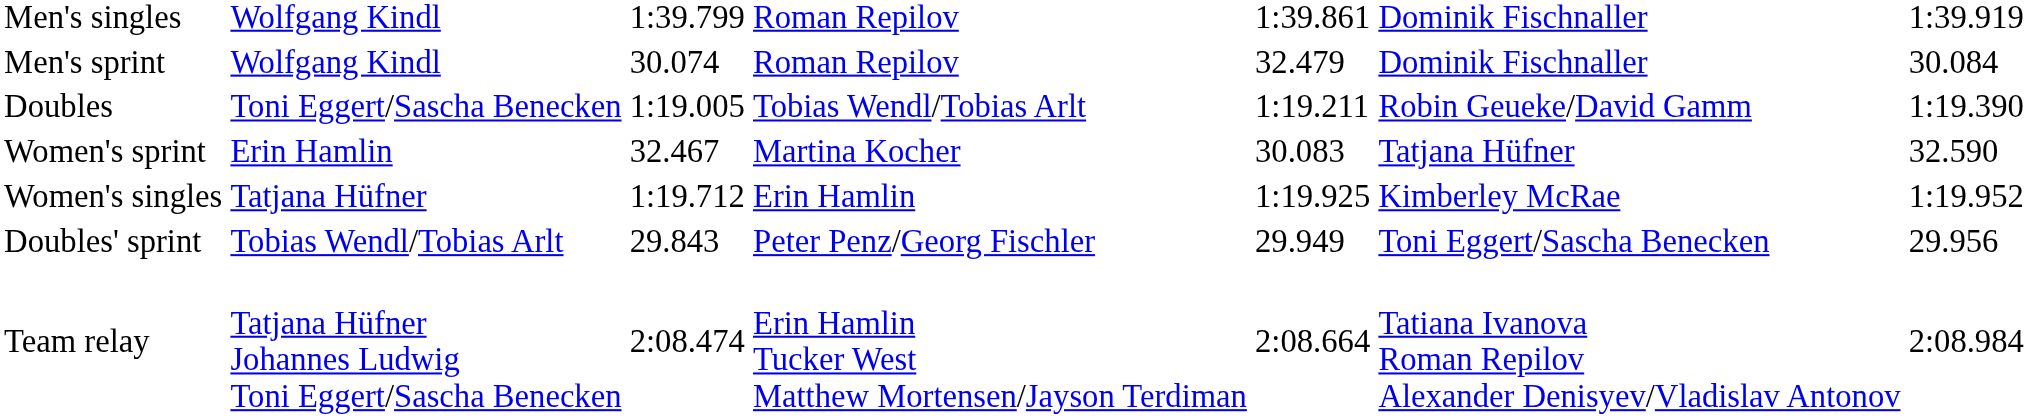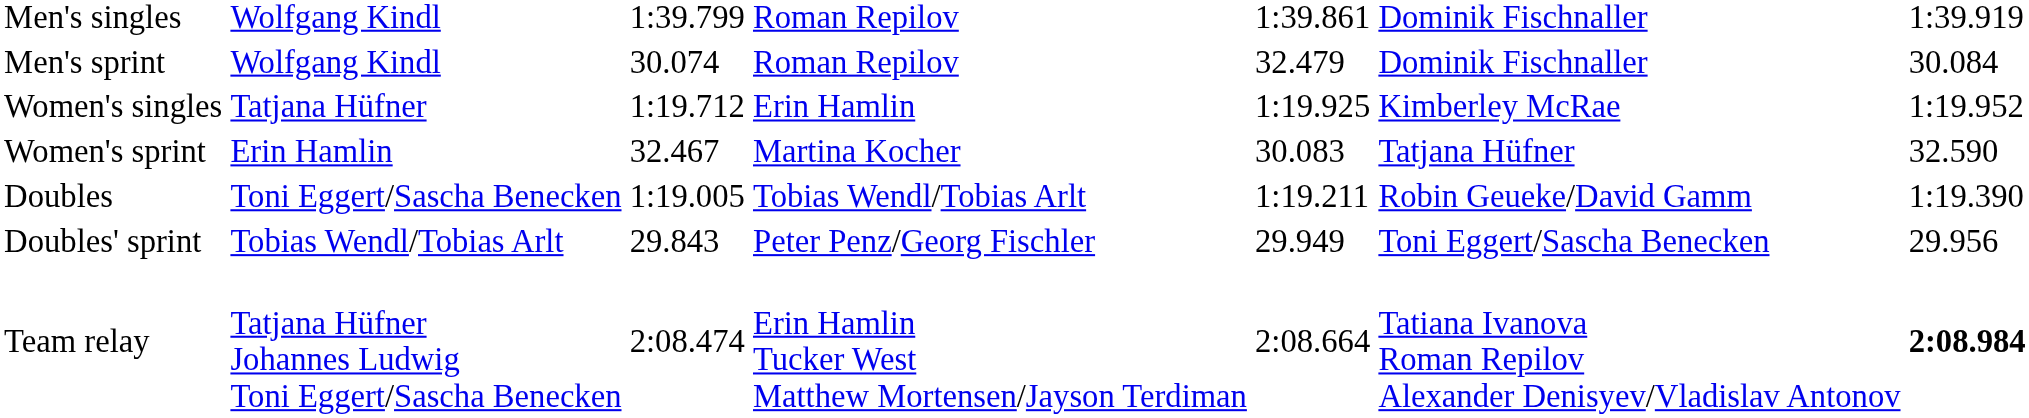rows swapped: (113, 196) <-> (59, 106)
(1966, 341) normal -> (1967, 341) bold
